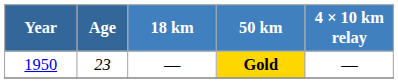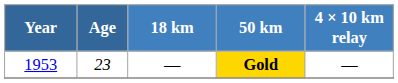(41, 64) 1950 -> (41, 64) 1953
